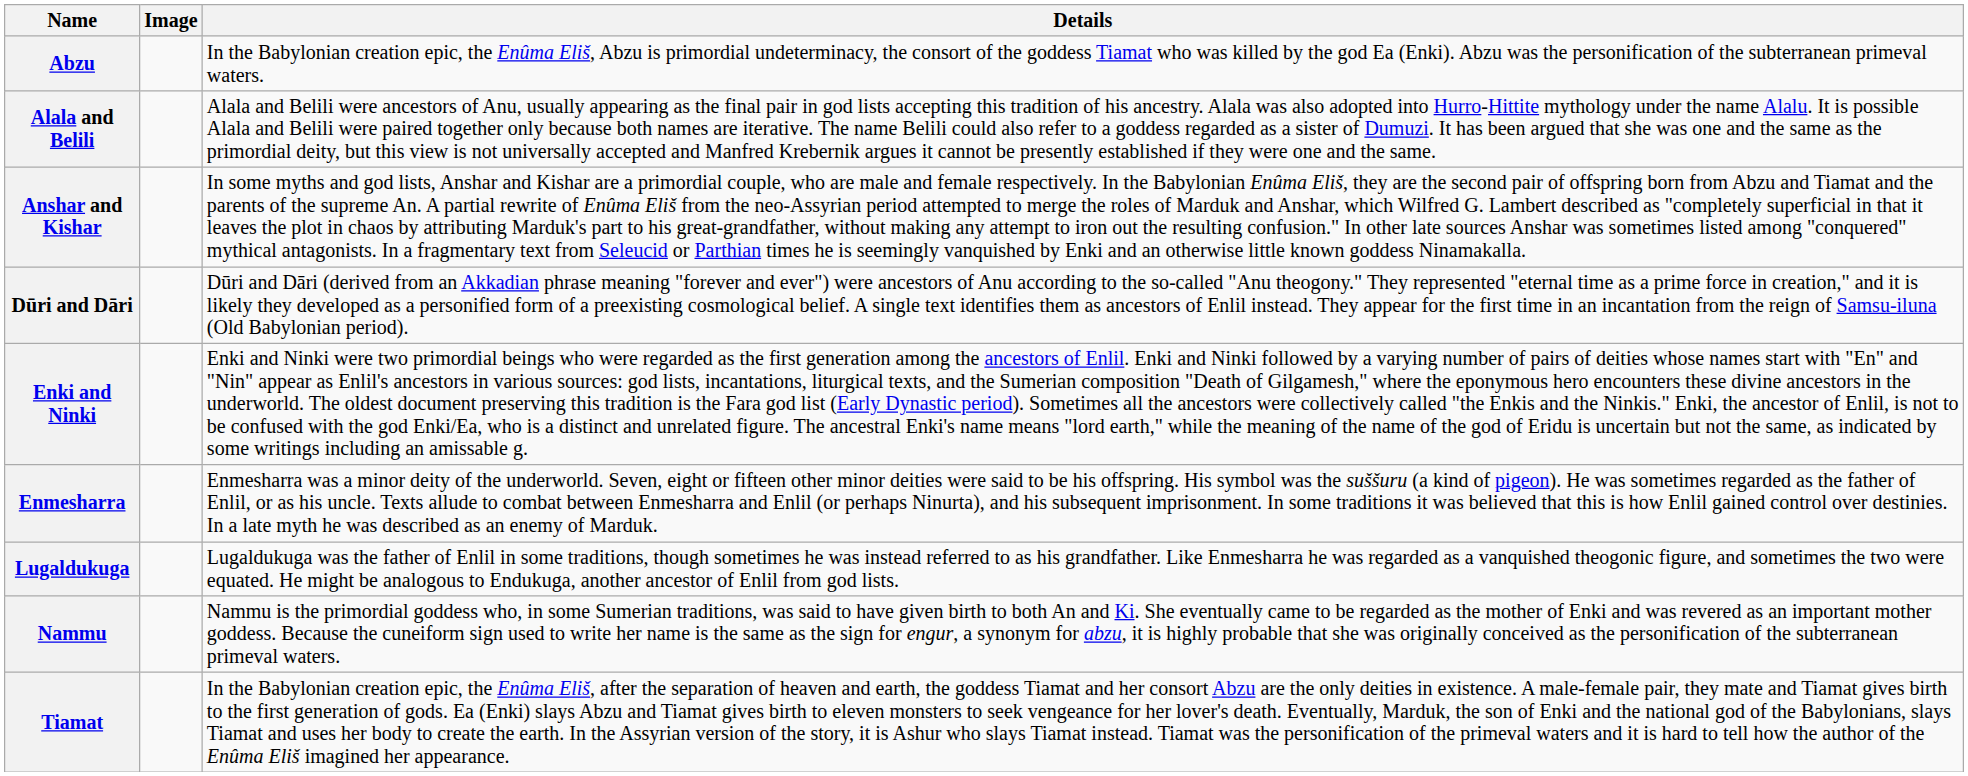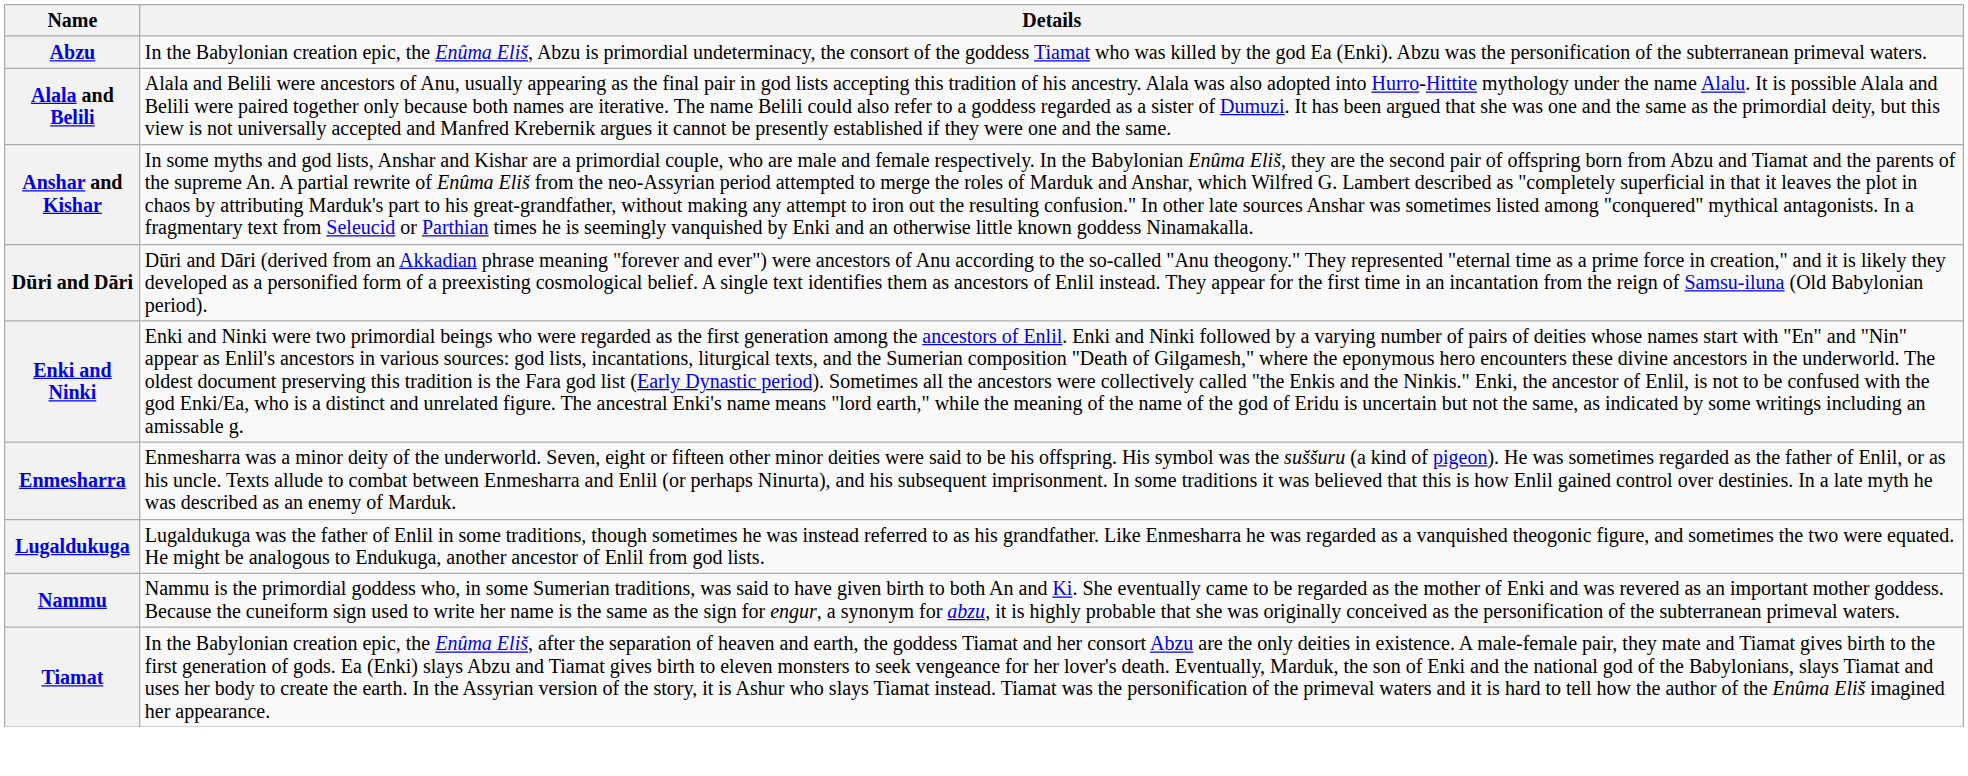- column: (171, 20)
